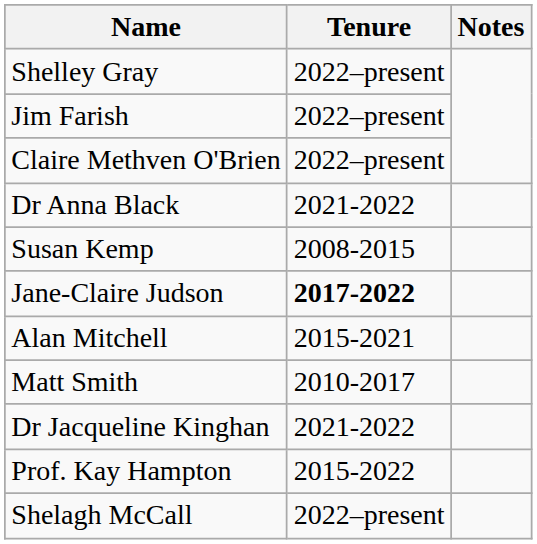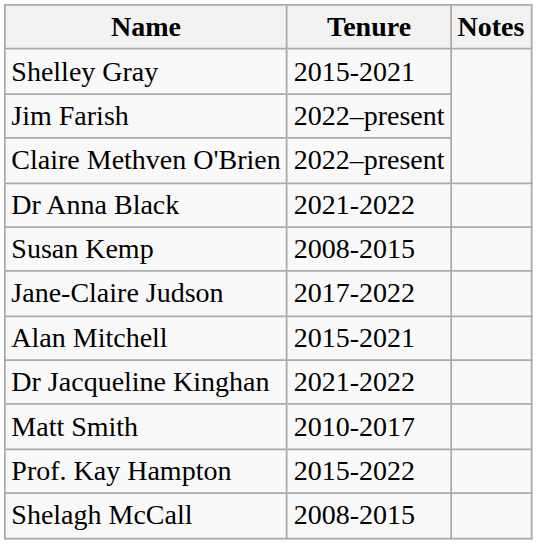(369, 71) 2022–present -> (354, 71) 2015-2021
(354, 293) bold -> (354, 293) normal
rows swapped: (140, 426) <-> (75, 381)
(369, 515) 2022–present -> (354, 515) 2008-2015
